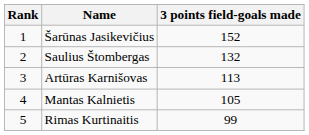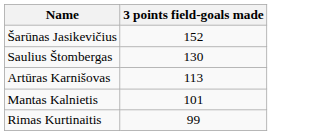- column: (23, 15)
(231, 57) 132 -> (193, 57) 130
(231, 99) 105 -> (193, 99) 101
